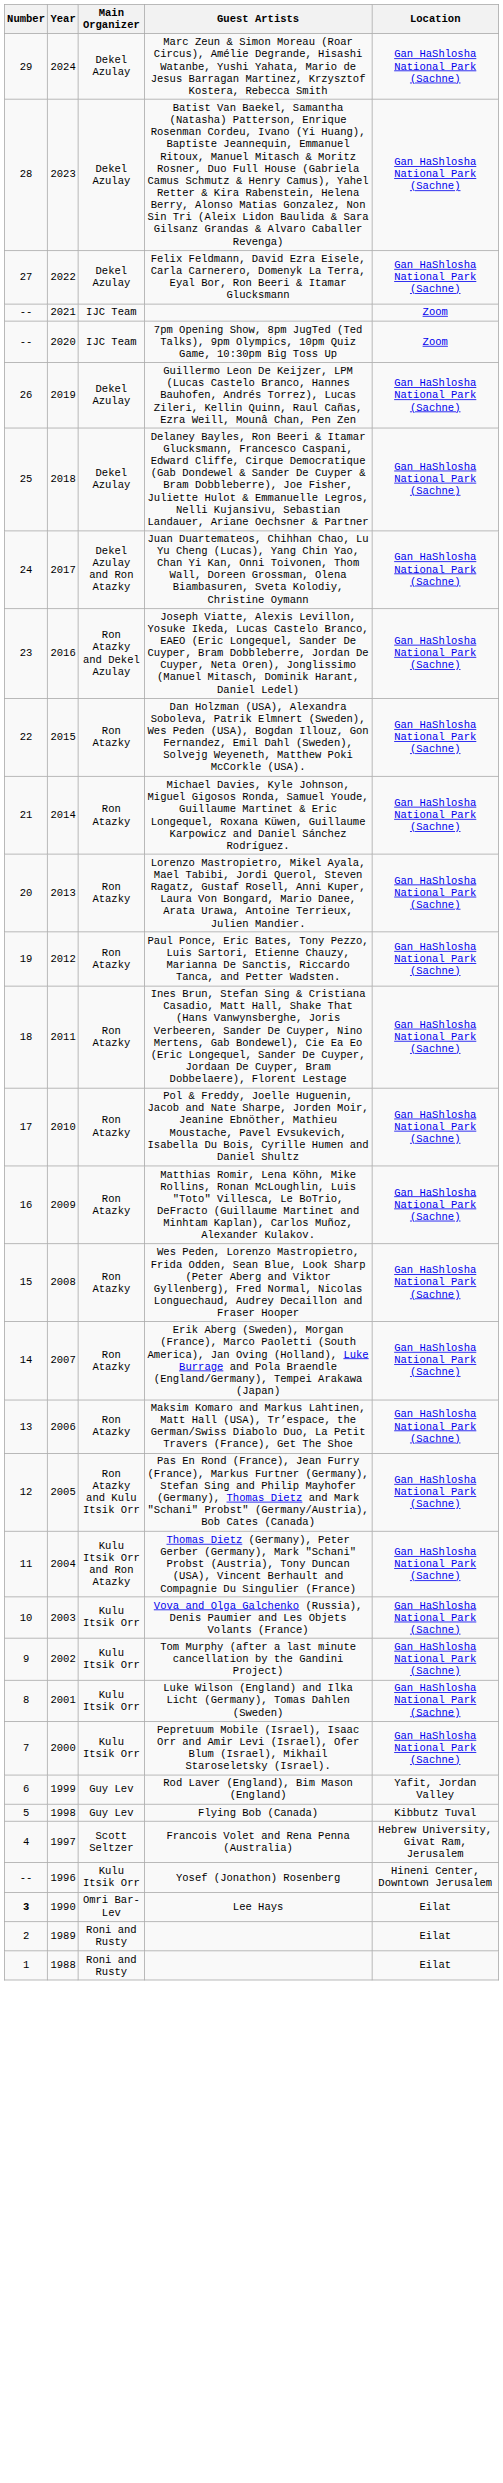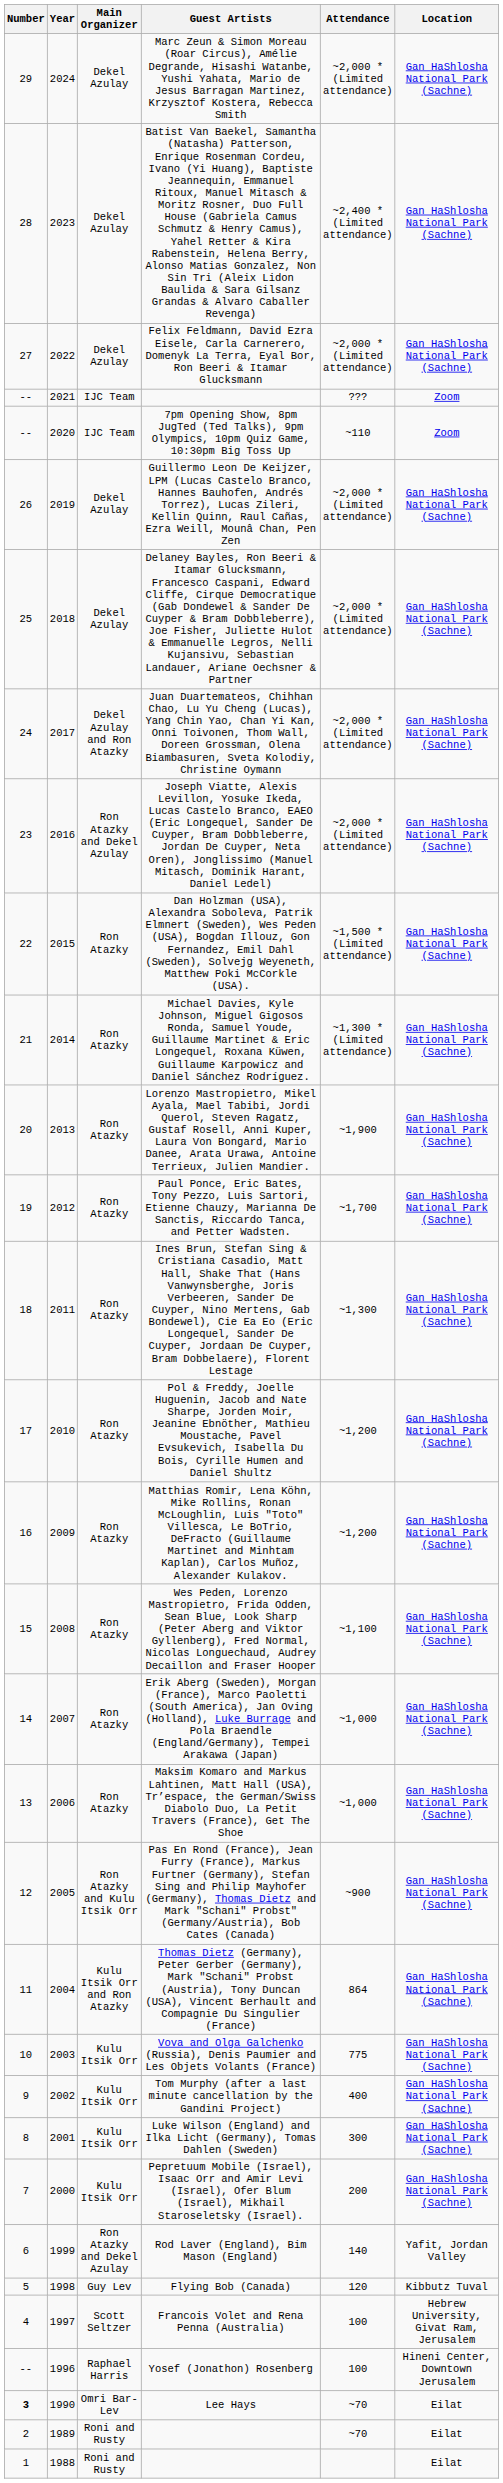+ column: (358, 19)
(111, 1790) Guy Lev -> (109, 2251) Ron Atazky and Dekel Azulay
(111, 1878) Kulu Itsik Orr -> (109, 2370) Raphael Harris
